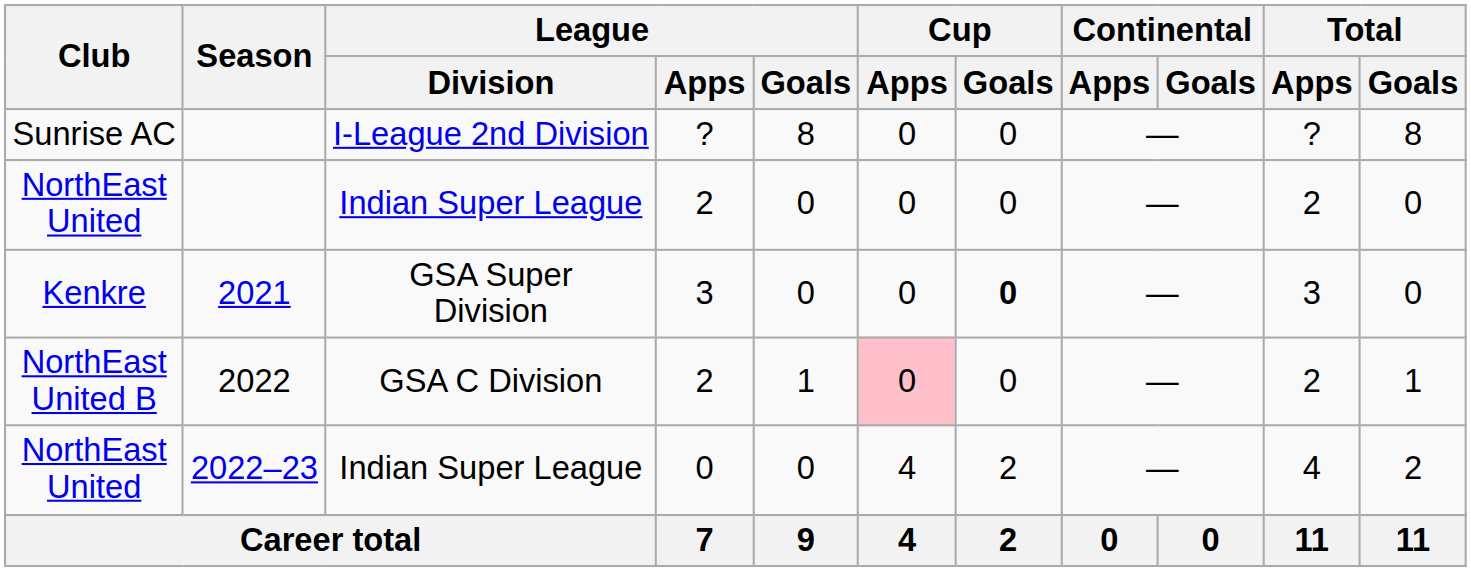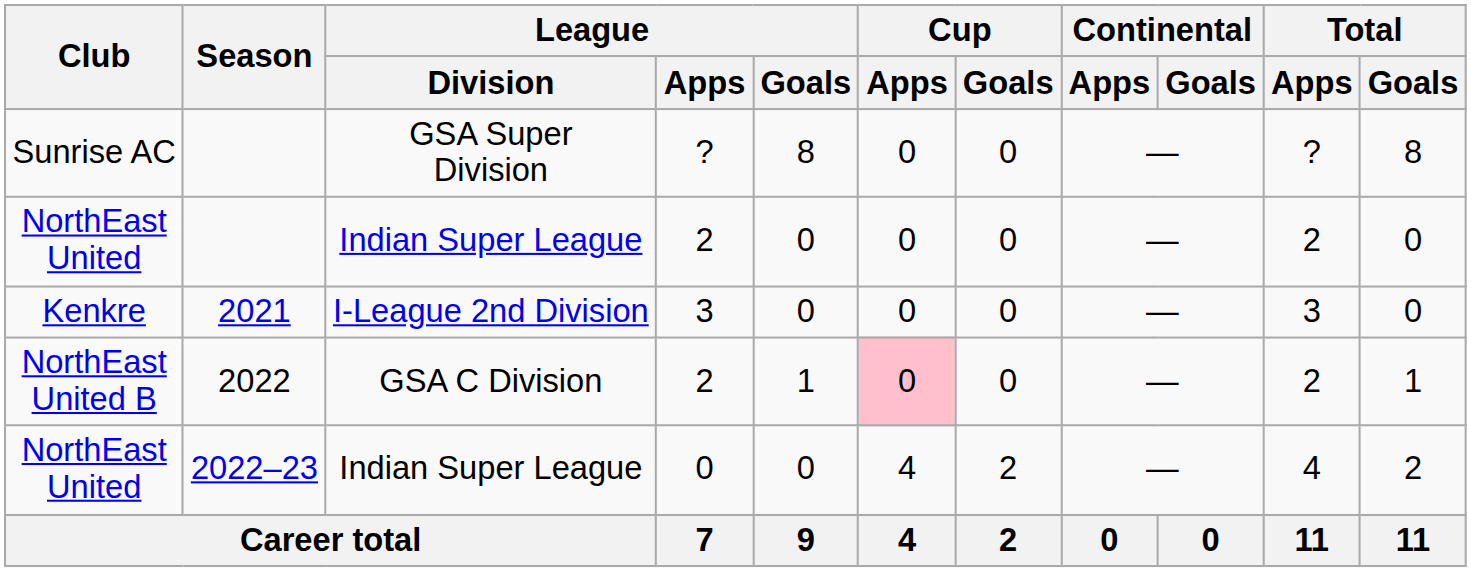(491, 133) I-League 2nd Division -> (491, 152) GSA Super Division
(491, 292) GSA Super Division -> (491, 310) I-League 2nd Division
(1008, 292) bold -> (1008, 310) normal
